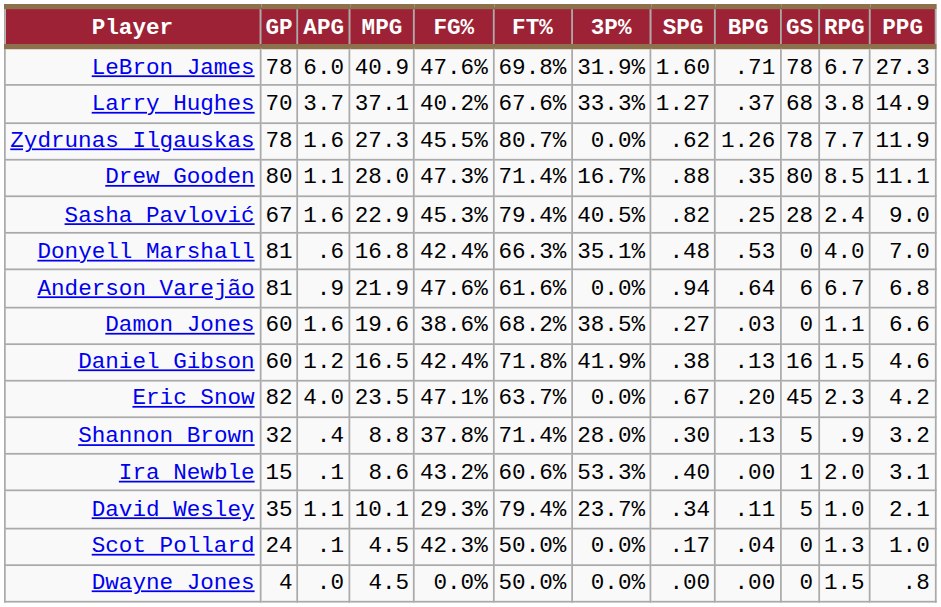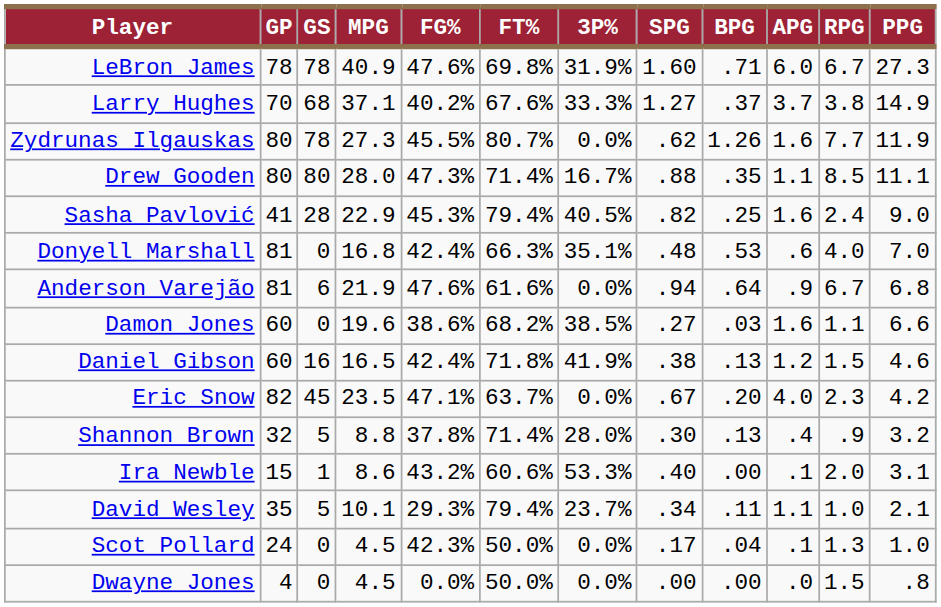columns swapped: (800, 27) <-> (324, 27)
(279, 141) 78 -> (279, 141) 80
(279, 215) 67 -> (279, 215) 41
